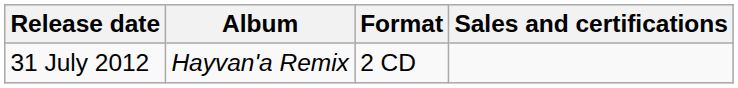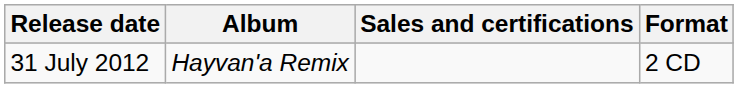columns swapped: (402, 23) <-> (591, 23)
